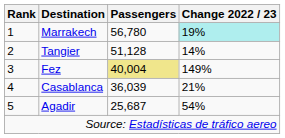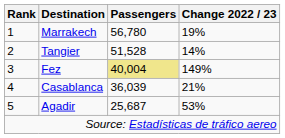(193, 32) paleturquoise background -> (193, 32) no background
(128, 50) 51,128 -> (128, 50) 51,528
(193, 105) 54% -> (193, 105) 53%
